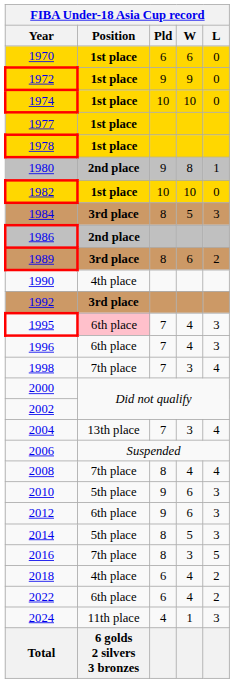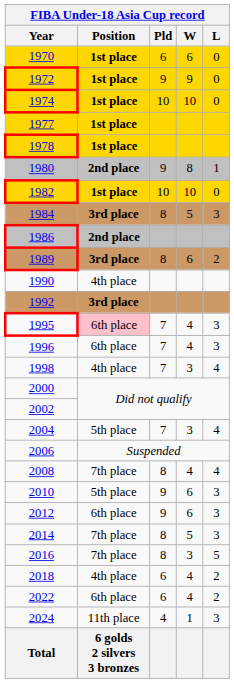(114, 367) 7th place -> (114, 367) 4th place
(114, 430) 13th place -> (114, 430) 5th place
(114, 534) 5th place -> (114, 534) 7th place
